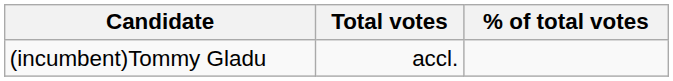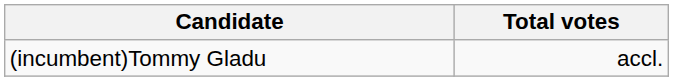- column: (566, 22)
